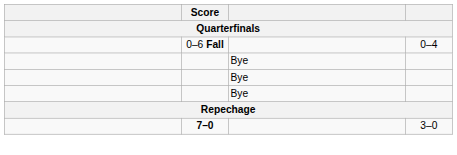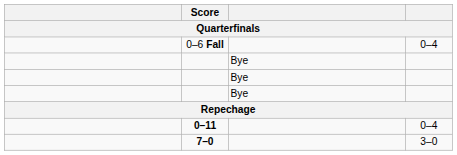+ row: (205, 126)
